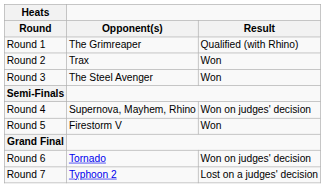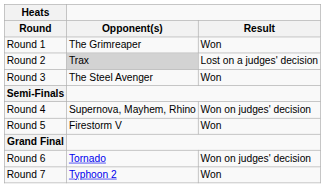(249, 45) Qualified (with Rhino) -> (211, 45) Won
(79, 61) no background -> (79, 61) lightgrey background
(211, 61) Won -> (259, 61) Lost on a judges' decision
(259, 175) Lost on a judges' decision -> (211, 175) Won
